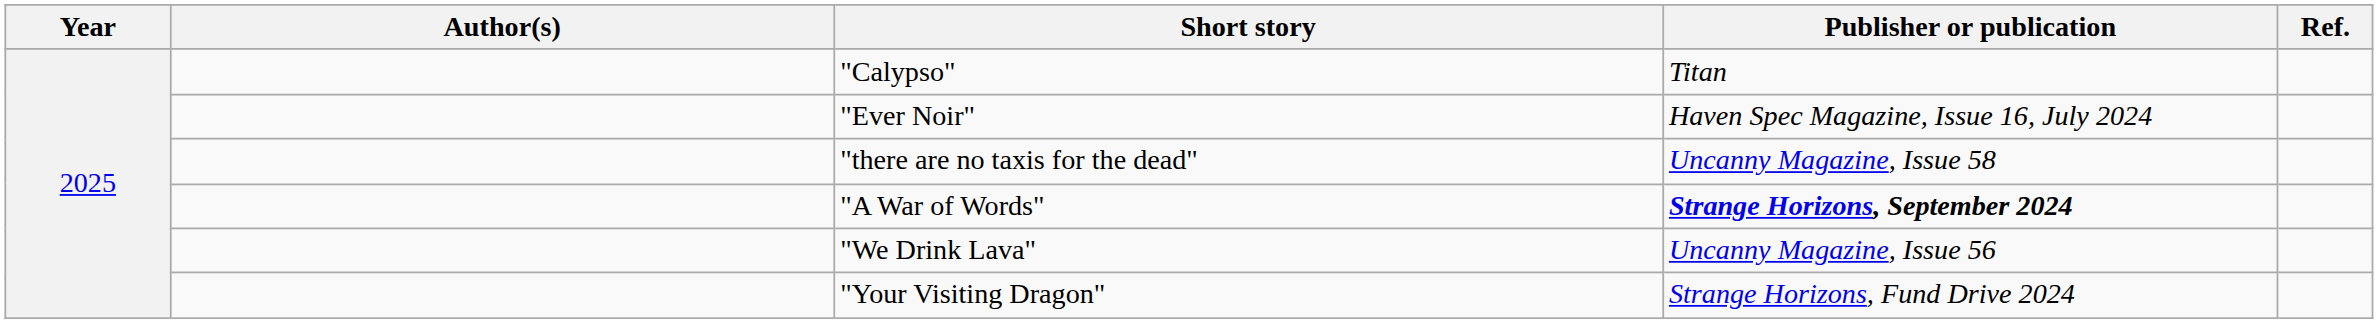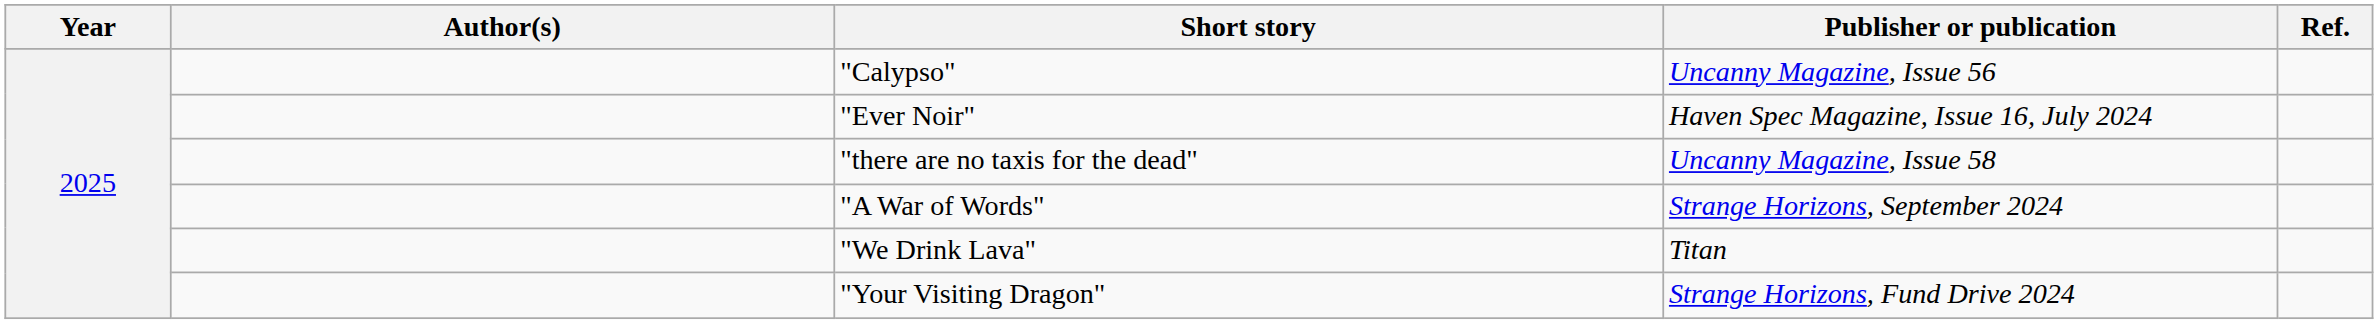(1698, 71) Titan -> (1832, 71) Uncanny Magazine, Issue 56
(1871, 205) bold -> (1866, 205) normal
(1832, 250) Uncanny Magazine, Issue 56 -> (1698, 250) Titan
